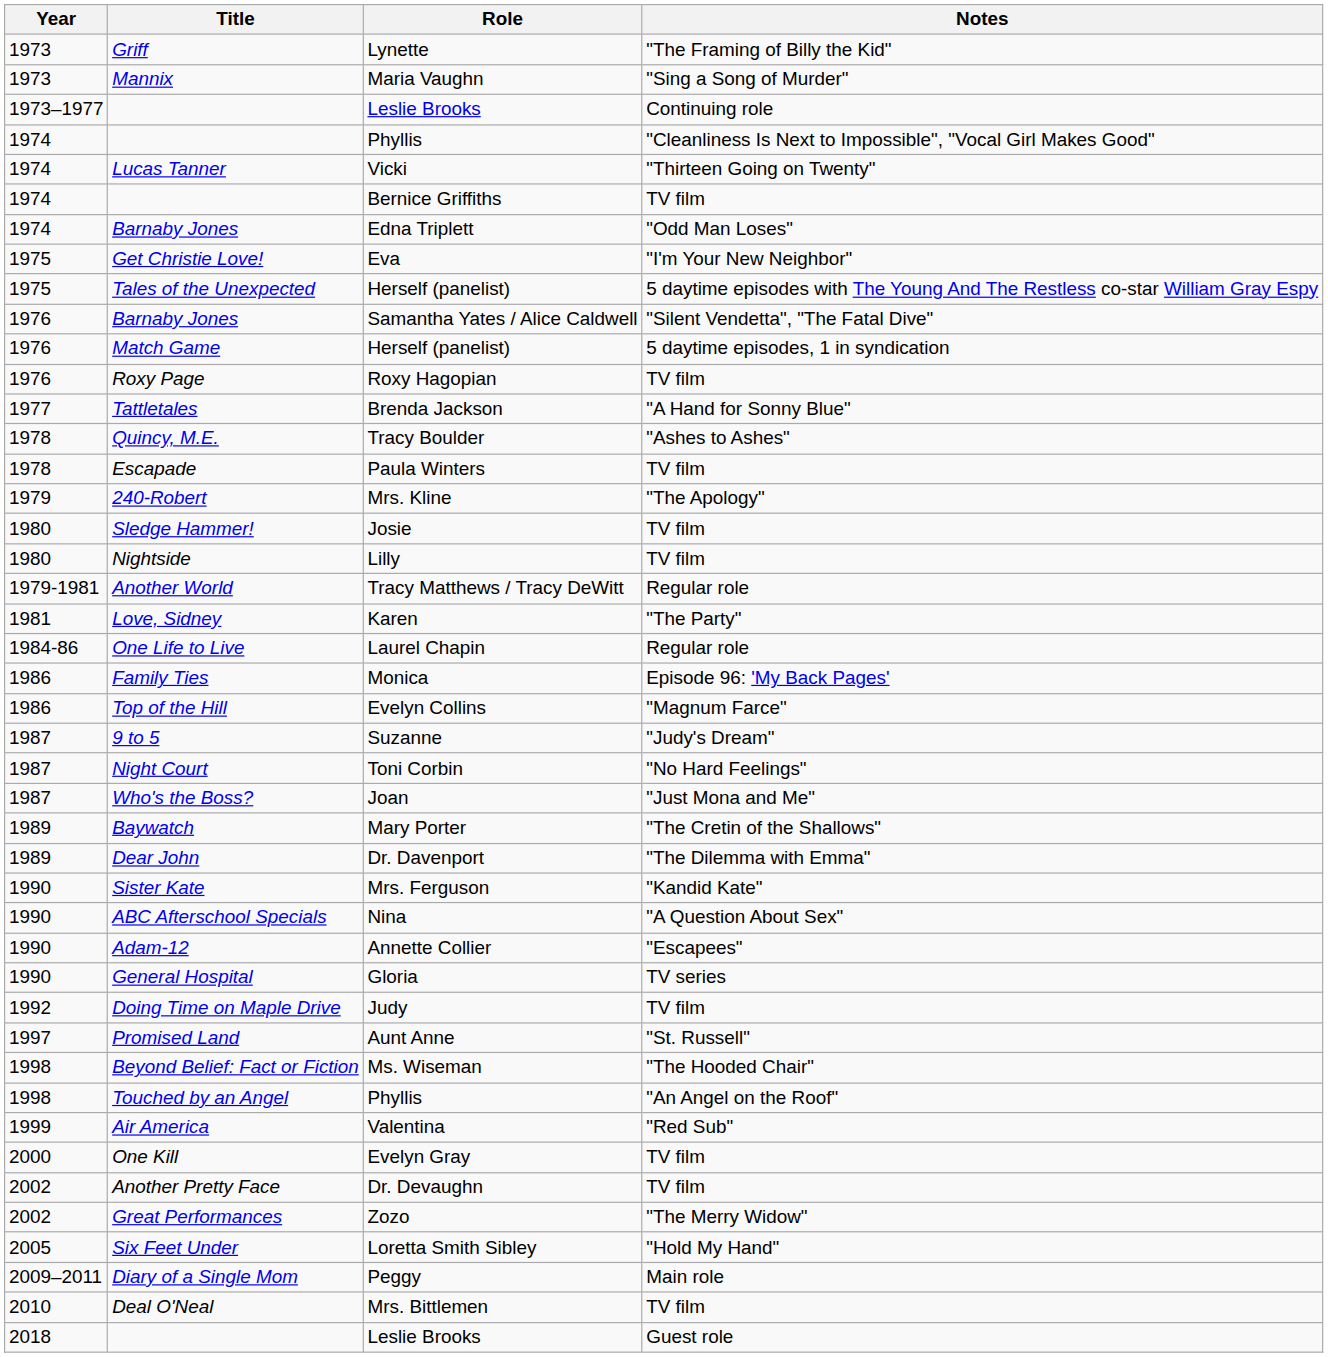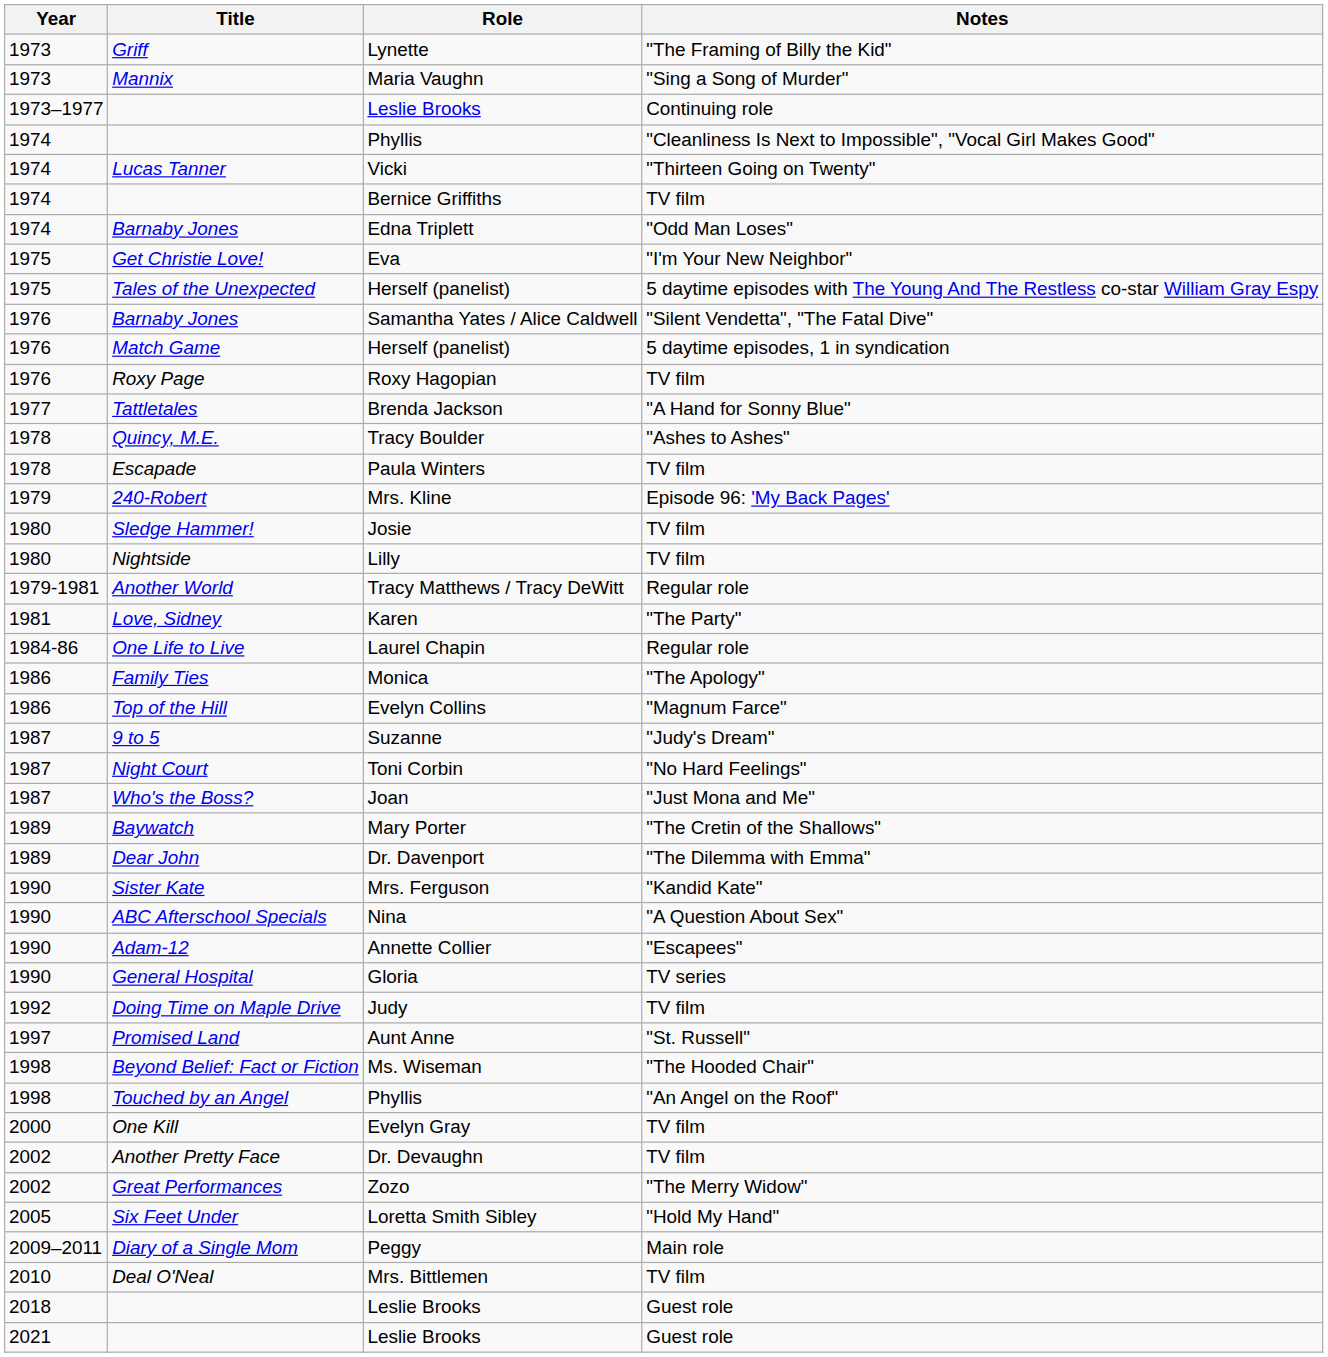(705, 498) "The Apology" -> (768, 498) Episode 96: 'My Back Pages'
(768, 678) Episode 96: 'My Back Pages' -> (705, 678) "The Apology"
- row: (30, 1127)
+ row: (30, 1336)
